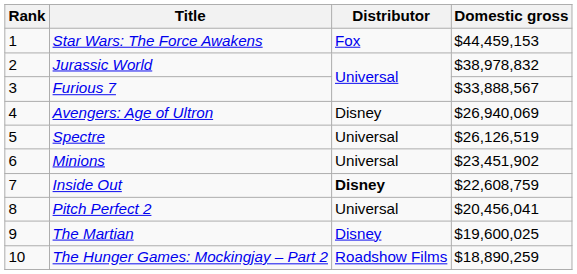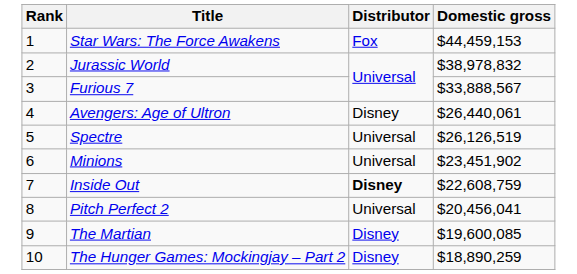(497, 112) $26,940,069 -> (479, 112) $26,440,061
(497, 233) $19,600,025 -> (479, 233) $19,600,085
(391, 257) Roadshow Films -> (376, 257) Disney
